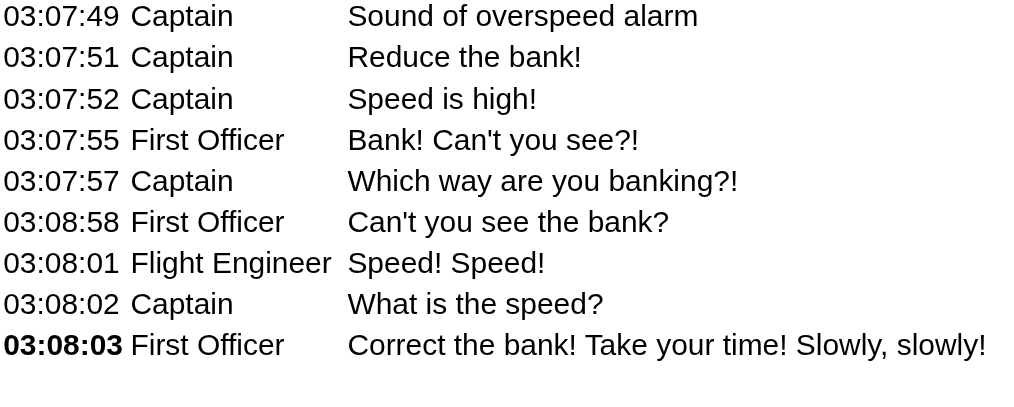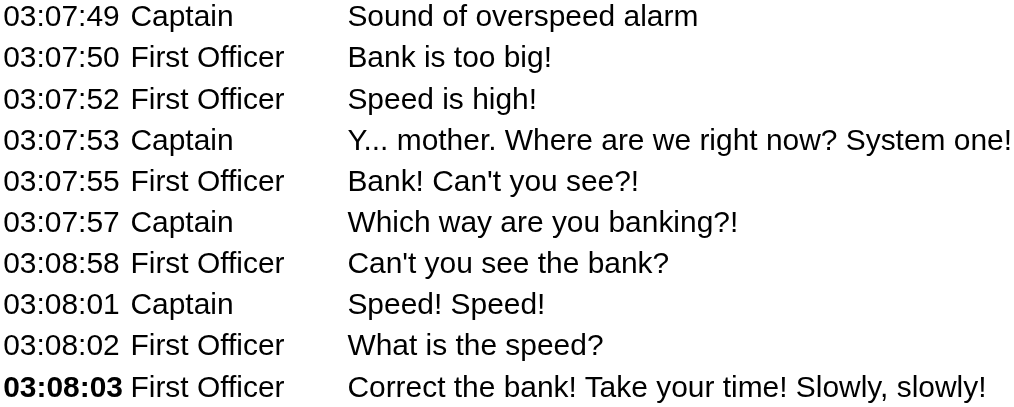+ row: (450, 57)
- row: (465, 57)
(182, 98) Captain -> (207, 98) First Officer
+ row: (680, 139)
(231, 263) Flight Engineer -> (182, 304) Captain
(182, 304) Captain -> (207, 345) First Officer
